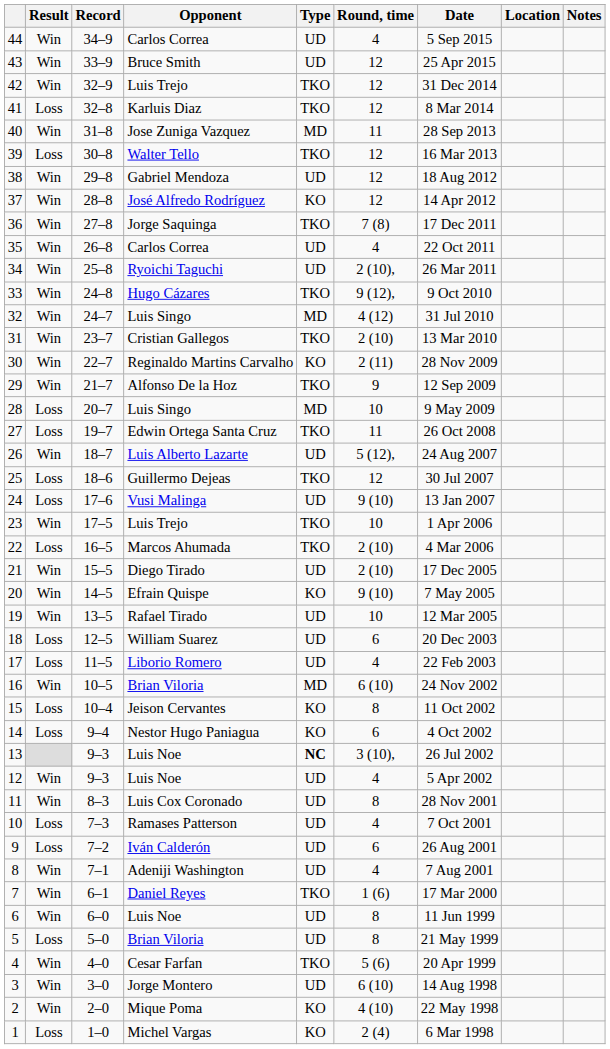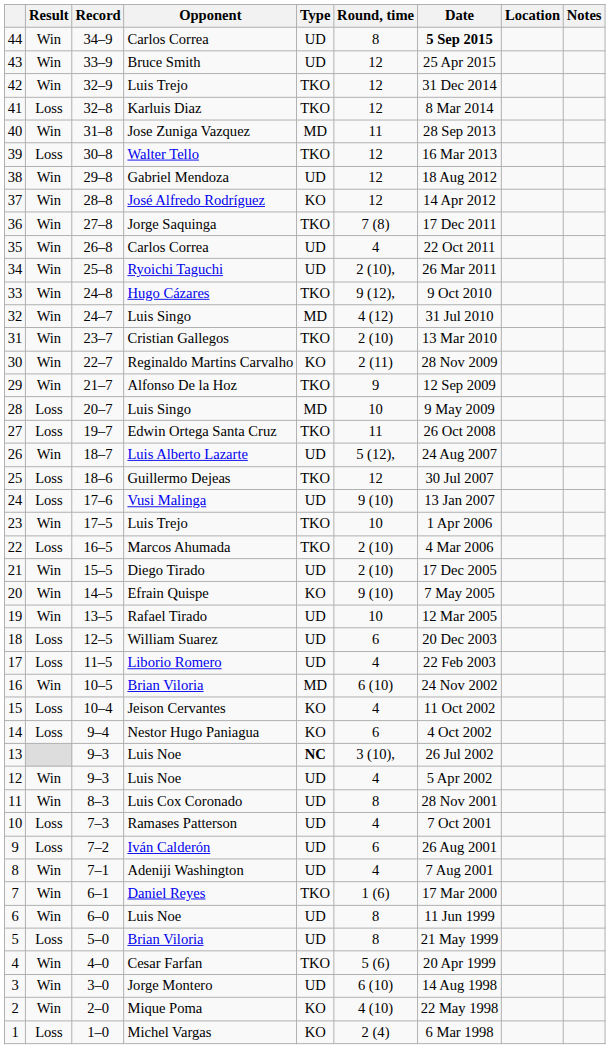(376, 39) 4 -> (376, 39) 8
(459, 39) normal -> (459, 39) bold
(376, 708) 8 -> (376, 708) 4
